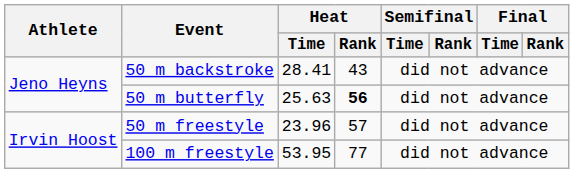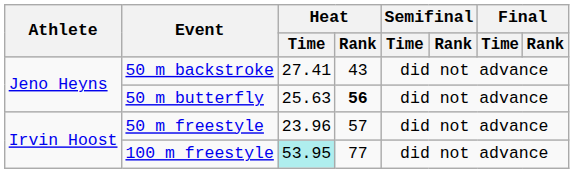(307, 71) 28.41 -> (307, 71) 27.41
(307, 154) no background -> (307, 154) paleturquoise background
